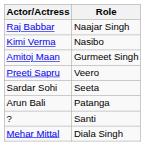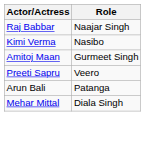- row: (32, 88)
- row: (9, 118)
